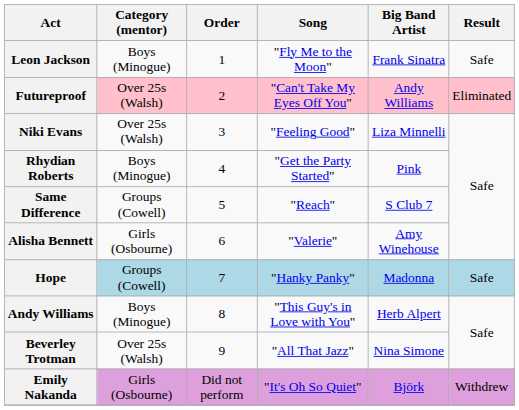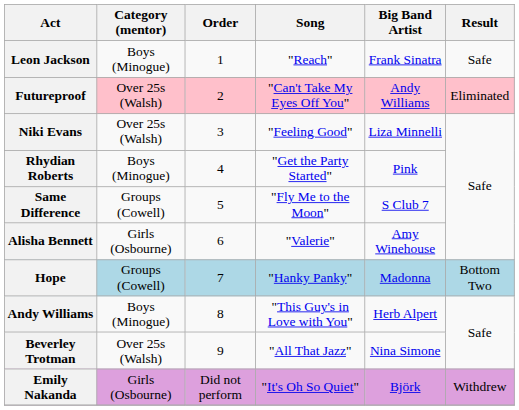(313, 59) "Fly Me to the Moon" -> (310, 59) "Reach"
(313, 204) "Reach" -> (310, 204) "Fly Me to the Moon"
(482, 277) Safe -> (480, 277) Bottom Two
